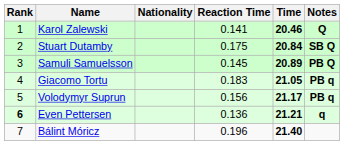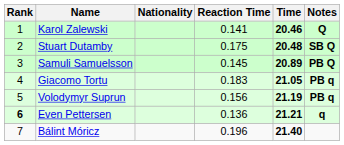(289, 47) 20.84 -> (289, 47) 20.48
(289, 98) 21.17 -> (289, 98) 21.19
